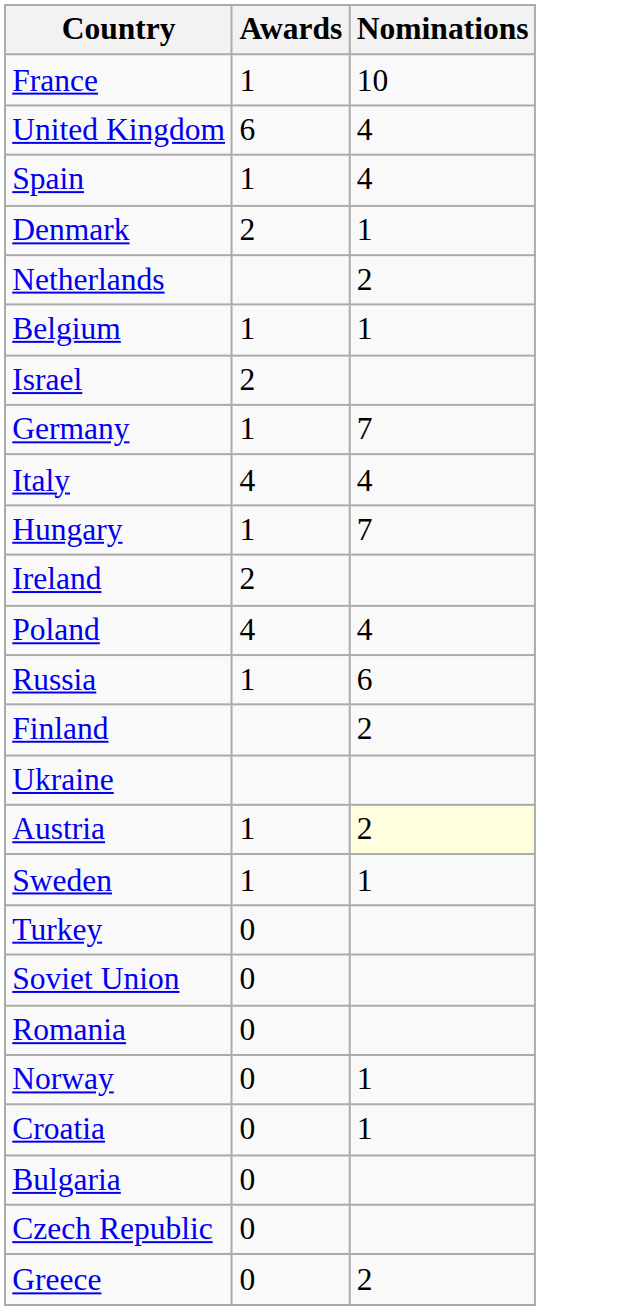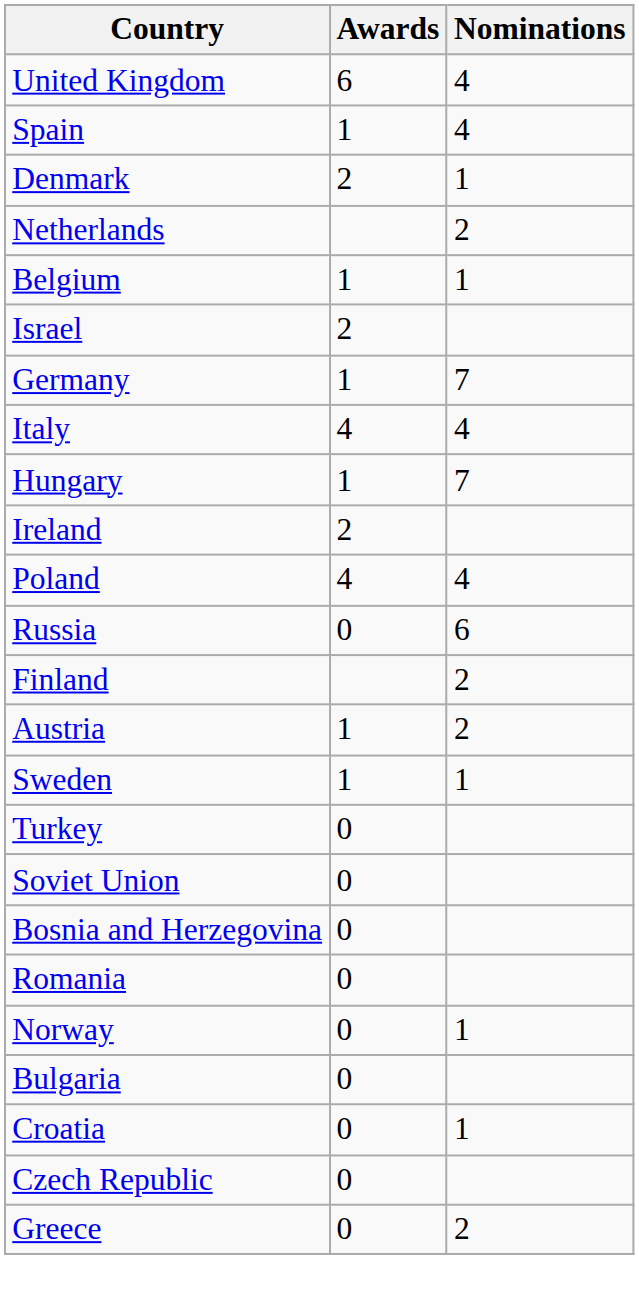- row: (55, 79)
(247, 679) 1 -> (345, 629) 0
- row: (63, 779)
(365, 829) lightyellow background -> (462, 729) no background
+ row: (167, 929)
rows swapped: (67, 1179) <-> (59, 1129)
